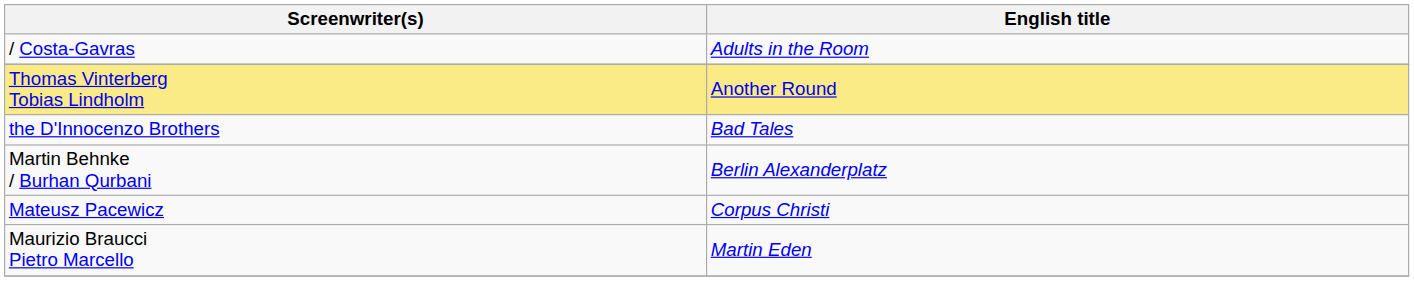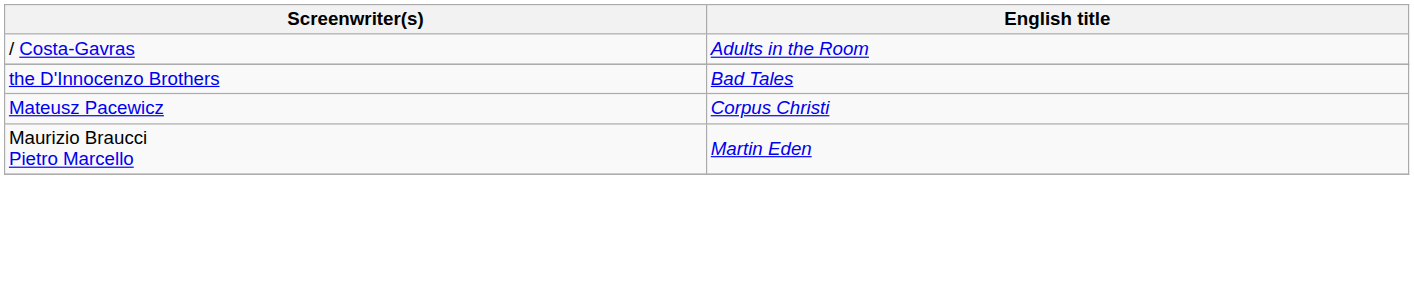- row: (88, 89)
- row: (80, 169)
